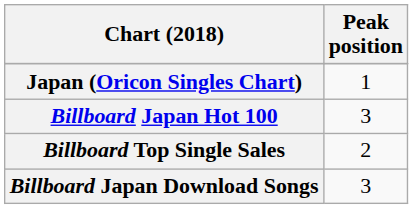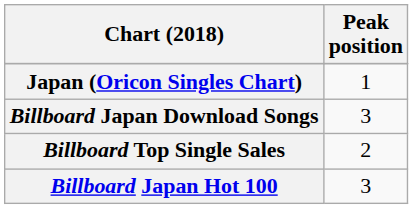rows swapped: (164, 116) <-> (164, 185)
